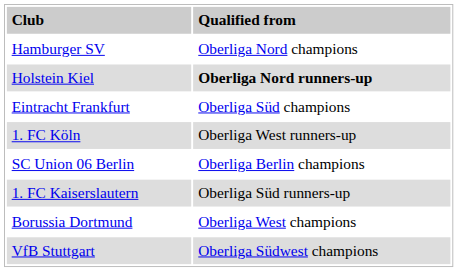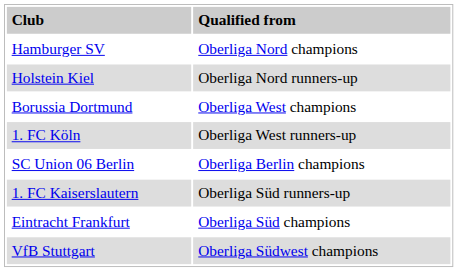(285, 77) bold -> (278, 77) normal
rows swapped: (72, 221) <-> (71, 106)
